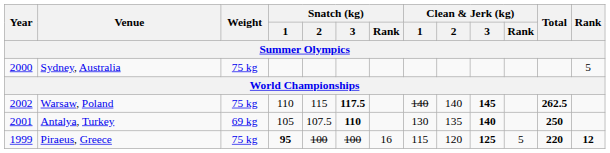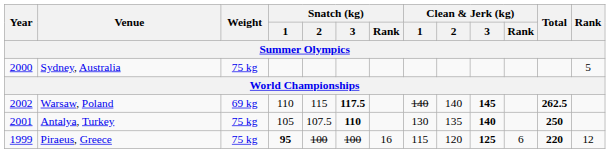(245, 103) 75 kg -> (245, 103) 69 kg
(245, 121) 69 kg -> (245, 121) 75 kg
(521, 139) 5 -> (521, 139) 6
(588, 139) bold -> (588, 139) normal
